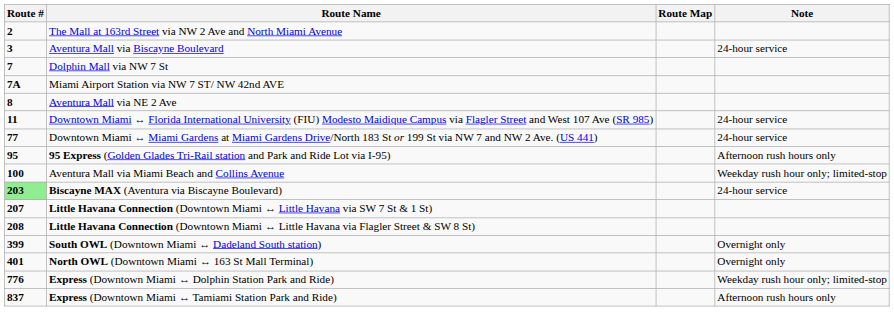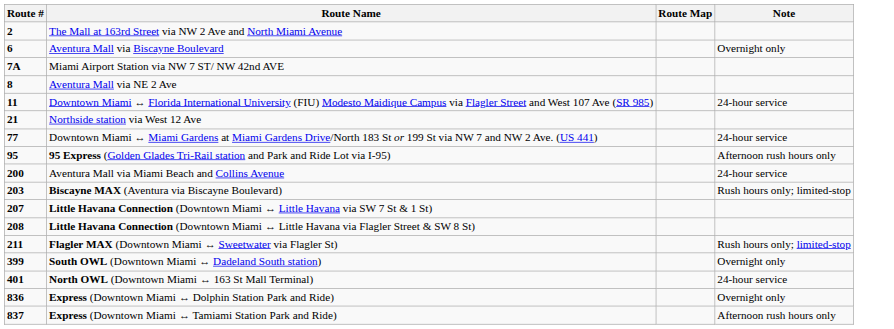(10, 48) 3 -> (10, 48) 6
(752, 48) 24-hour service -> (751, 48) Overnight only
- row: (109, 66)
+ row: (125, 119)
(15, 173) 100 -> (15, 173) 200
(802, 173) Weekday rush hour only; limited-stop -> (752, 173) 24-hour service
(15, 191) lightgreen background -> (15, 191) no background
(752, 191) 24-hour service -> (784, 191) Rush hours only; limited-stop
+ row: (193, 244)
(751, 262) Overnight only -> (752, 279) 24-hour service
(15, 279) 776 -> (15, 297) 836
(802, 279) Weekday rush hour only; limited-stop -> (751, 297) Overnight only
